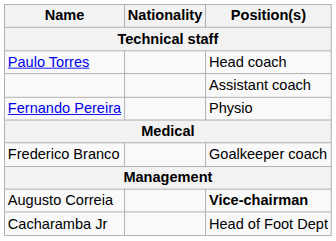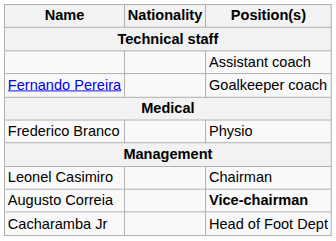- row: (49, 62)
(231, 108) Physio -> (268, 85) Goalkeeper coach
(268, 154) Goalkeeper coach -> (231, 131) Physio
+ row: (60, 177)
